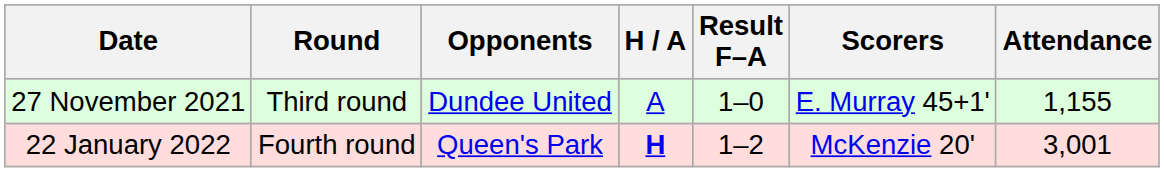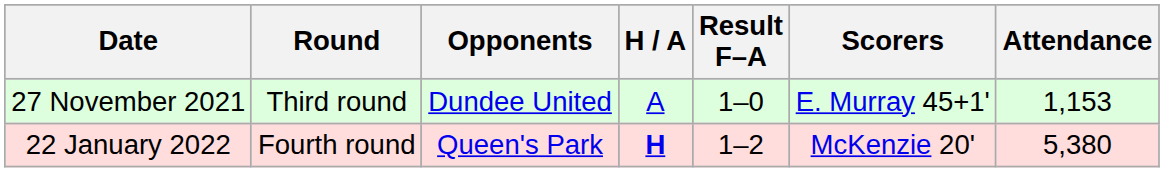(1077, 100) 1,155 -> (1077, 100) 1,153
(1077, 144) 3,001 -> (1077, 144) 5,380
